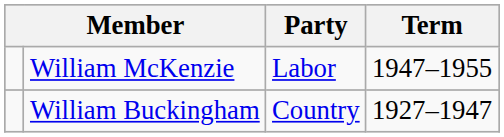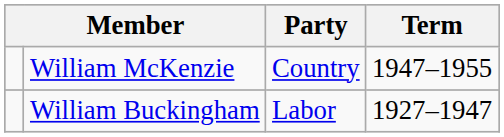(304, 68) Labor -> (316, 68) Country
(316, 110) Country -> (304, 110) Labor
